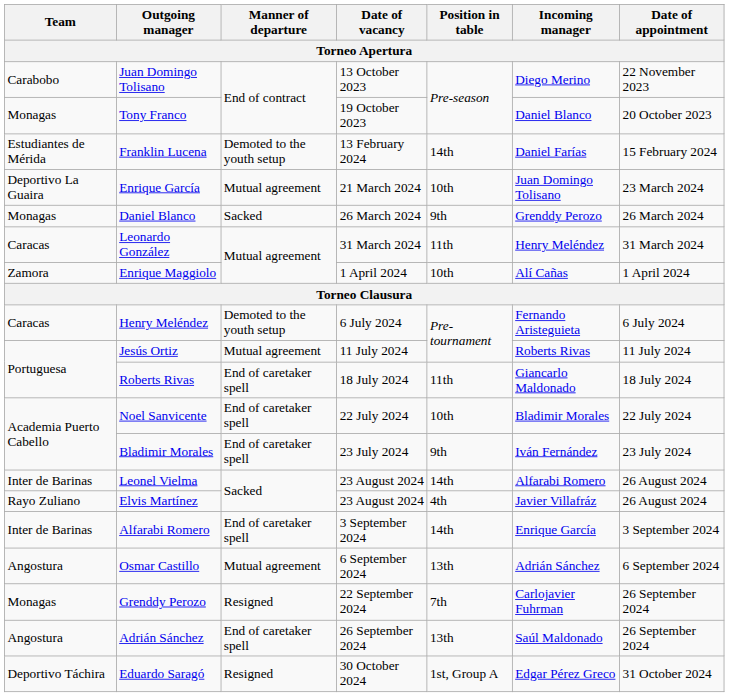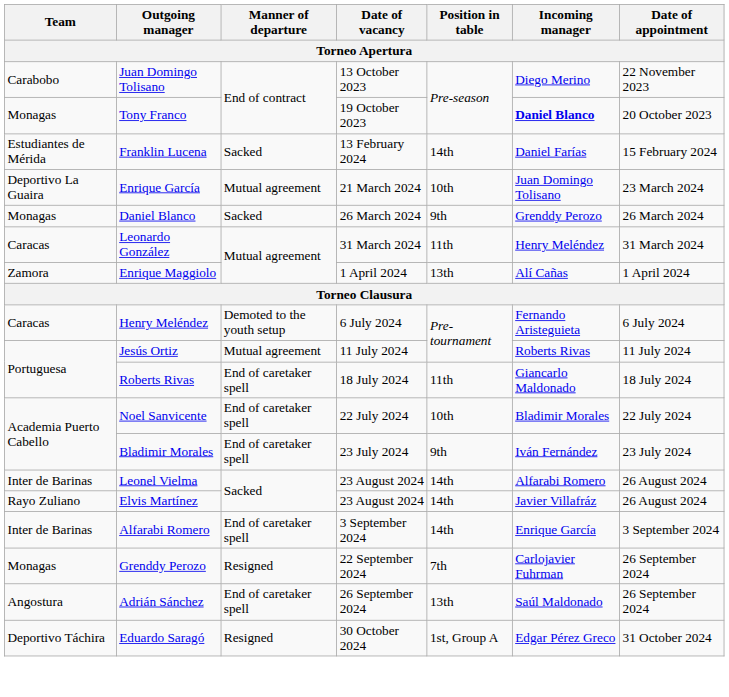(553, 115) normal -> (555, 115) bold
(265, 151) Demoted to the youth setup -> (243, 151) Sacked
(442, 273) 10th -> (442, 273) 13th
(438, 501) 4th -> (442, 501) 14th
- row: (159, 565)
